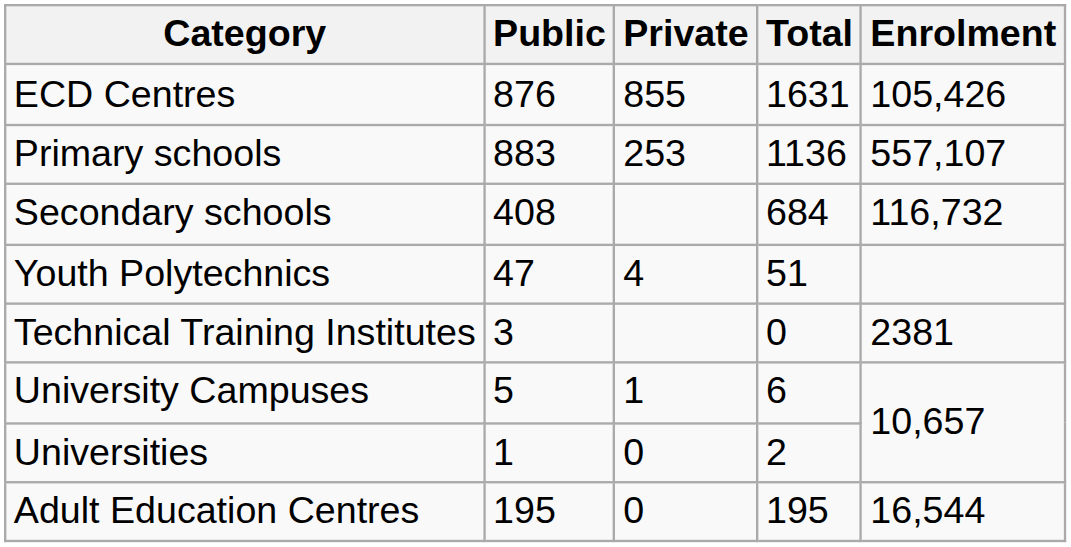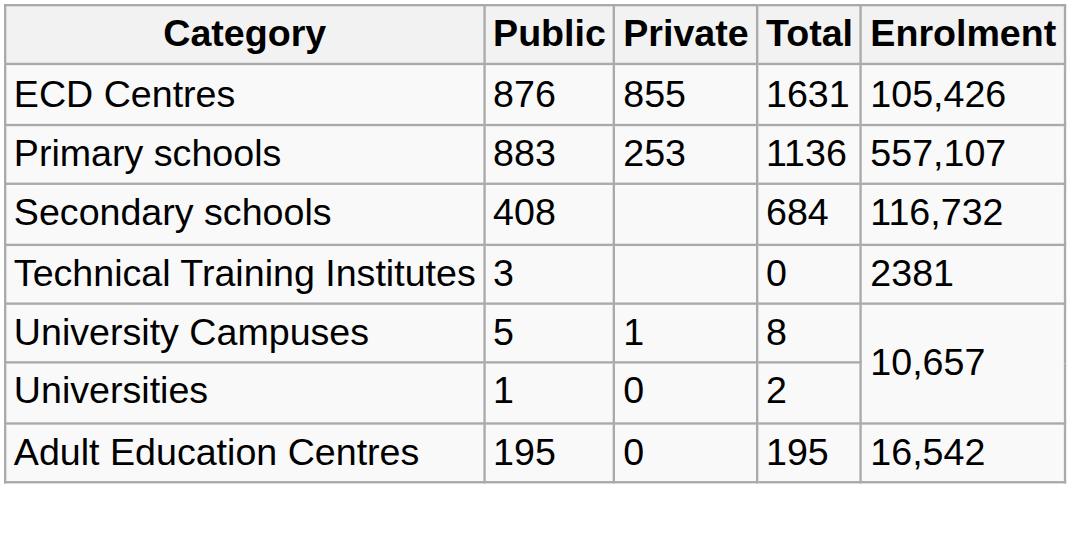- row: (172, 272)
(776, 392) 6 -> (776, 332) 8
(928, 511) 16,544 -> (928, 451) 16,542
